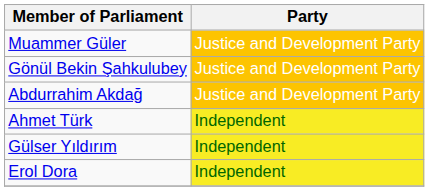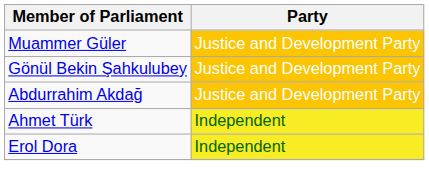- row: (63, 146)
